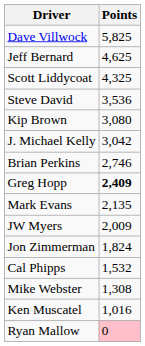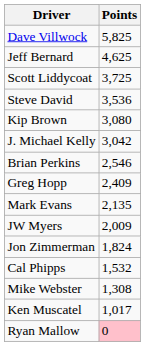(117, 78) 4,325 -> (117, 78) 3,725
(117, 162) 2,746 -> (117, 162) 2,546
(117, 183) bold -> (117, 183) normal
(117, 309) 1,016 -> (117, 309) 1,017
